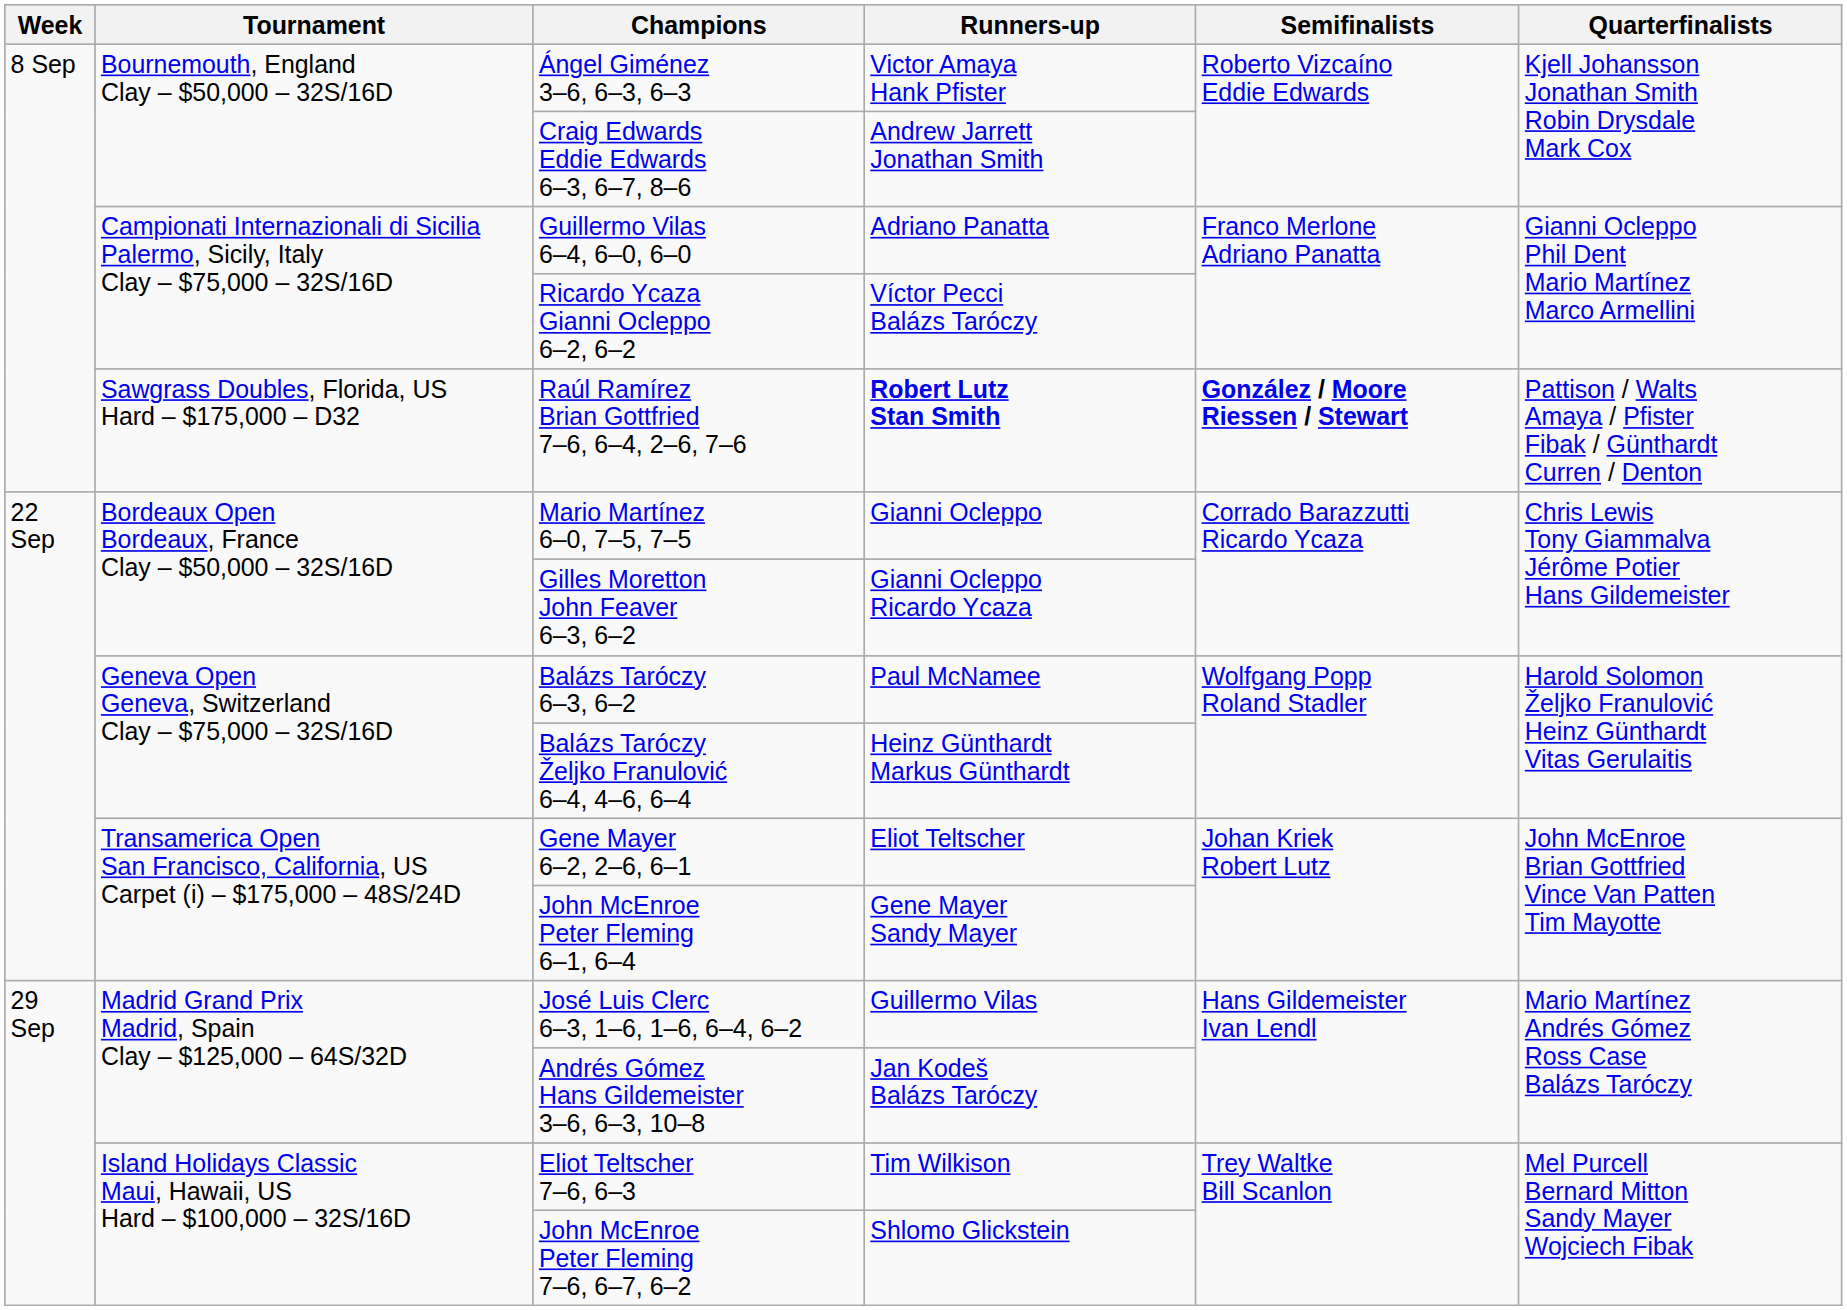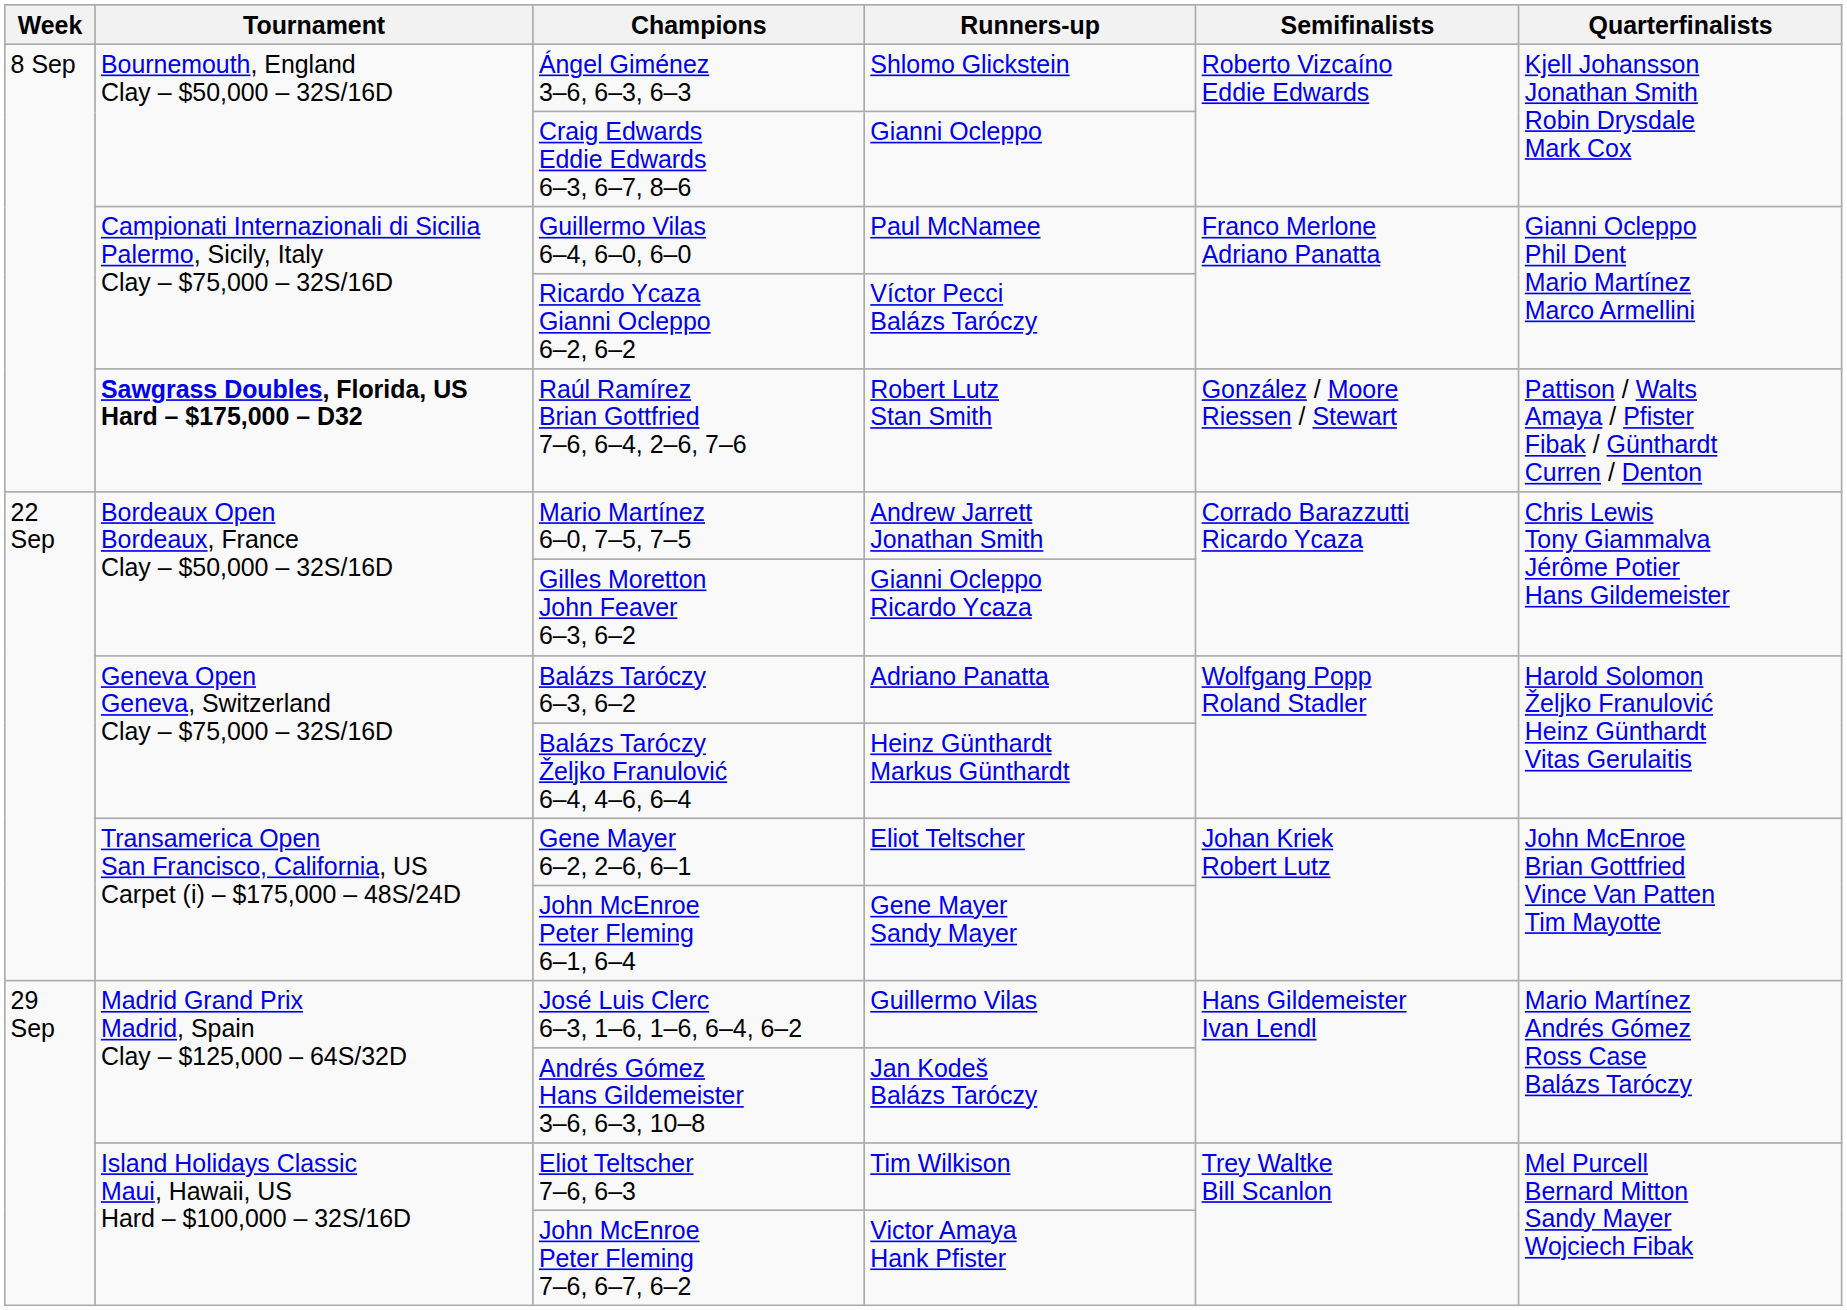(943, 78) Victor Amaya Hank Pfister -> (970, 64) Shlomo Glickstein
(957, 145) Andrew Jarrett Jonathan Smith -> (956, 132) Gianni Ocleppo
(960, 227) Adriano Panatta -> (955, 227) Paul McNamee
(274, 403) normal -> (284, 403) bold
(939, 403) bold -> (935, 403) normal
(1305, 403) bold -> (1300, 403) normal
(956, 512) Gianni Ocleppo -> (957, 526) Andrew Jarrett Jonathan Smith
(955, 675) Paul McNamee -> (960, 675) Adriano Panatta
(970, 1230) Shlomo Glickstein -> (943, 1244) Victor Amaya Hank Pfister
